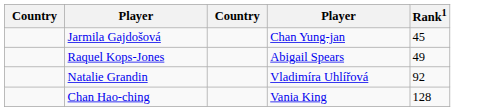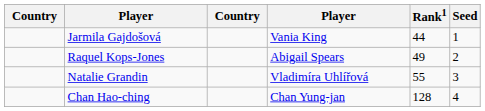+ column: (465, 16)
(308, 37) Chan Yung-jan -> (298, 37) Vania King
(419, 37) 45 -> (419, 37) 44
(419, 77) 92 -> (419, 77) 55
(298, 96) Vania King -> (308, 96) Chan Yung-jan
